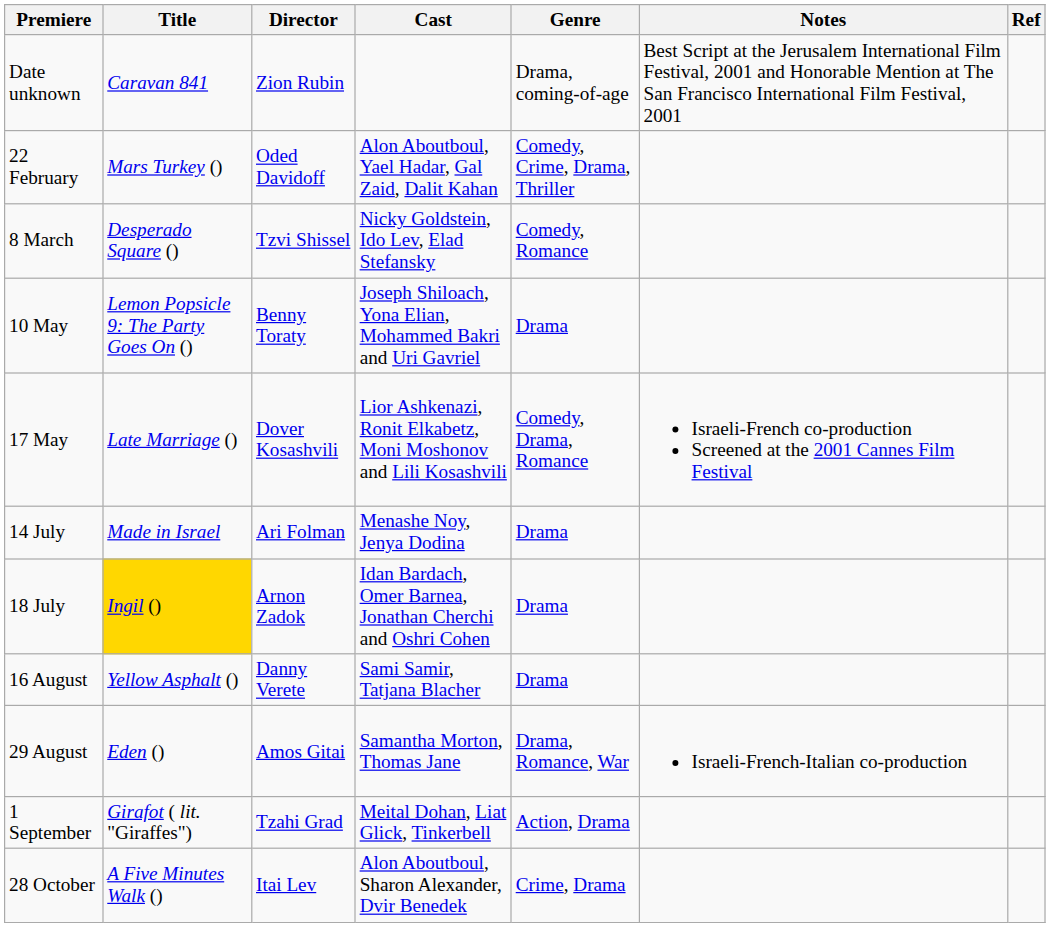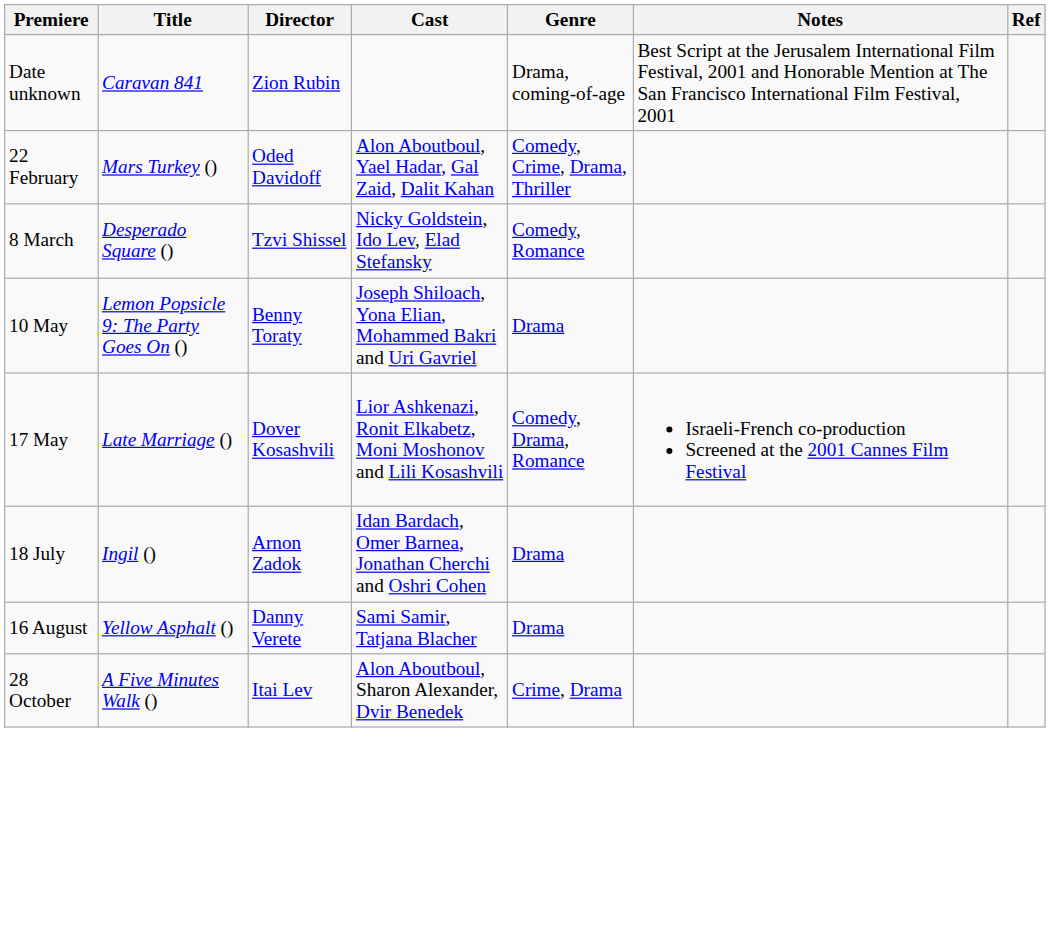- row: (37, 532)
(134, 606) gold background -> (129, 554) no background
- row: (48, 750)
- row: (50, 822)
